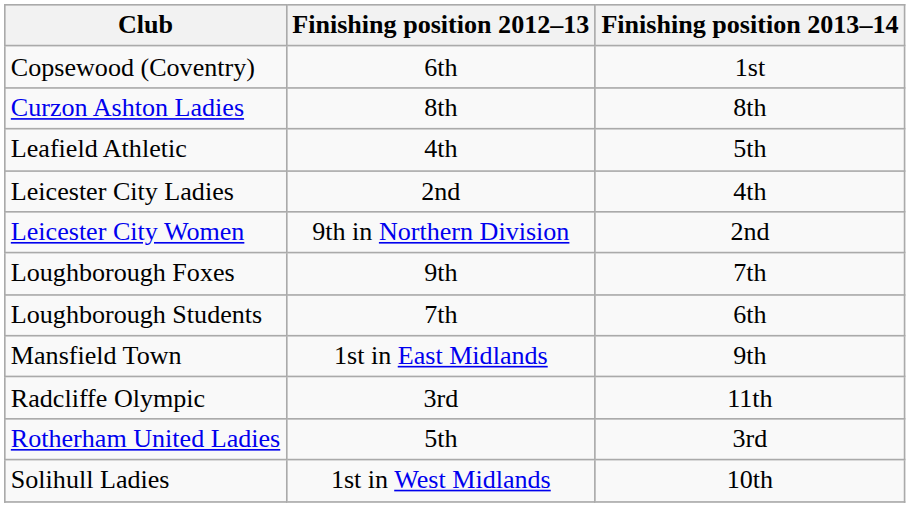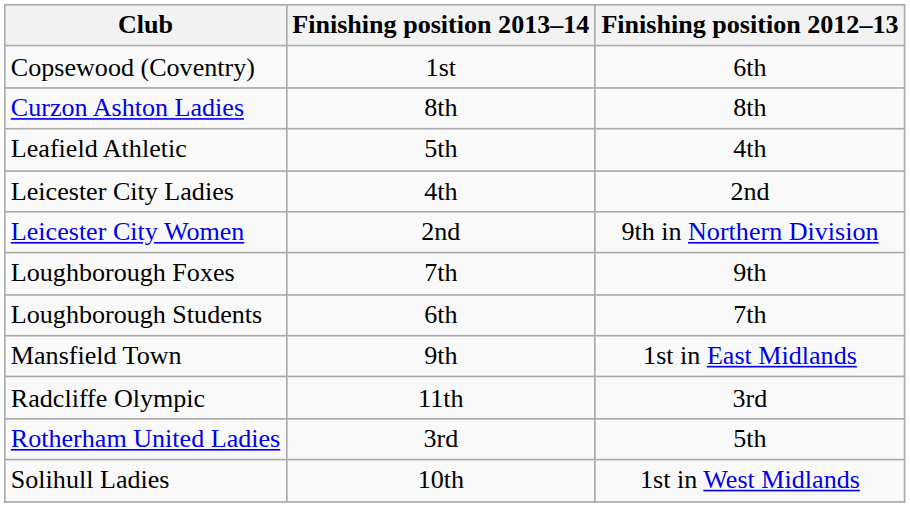columns swapped: (441, 25) <-> (750, 25)
